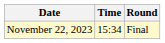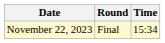columns swapped: (109, 13) <-> (142, 13)
